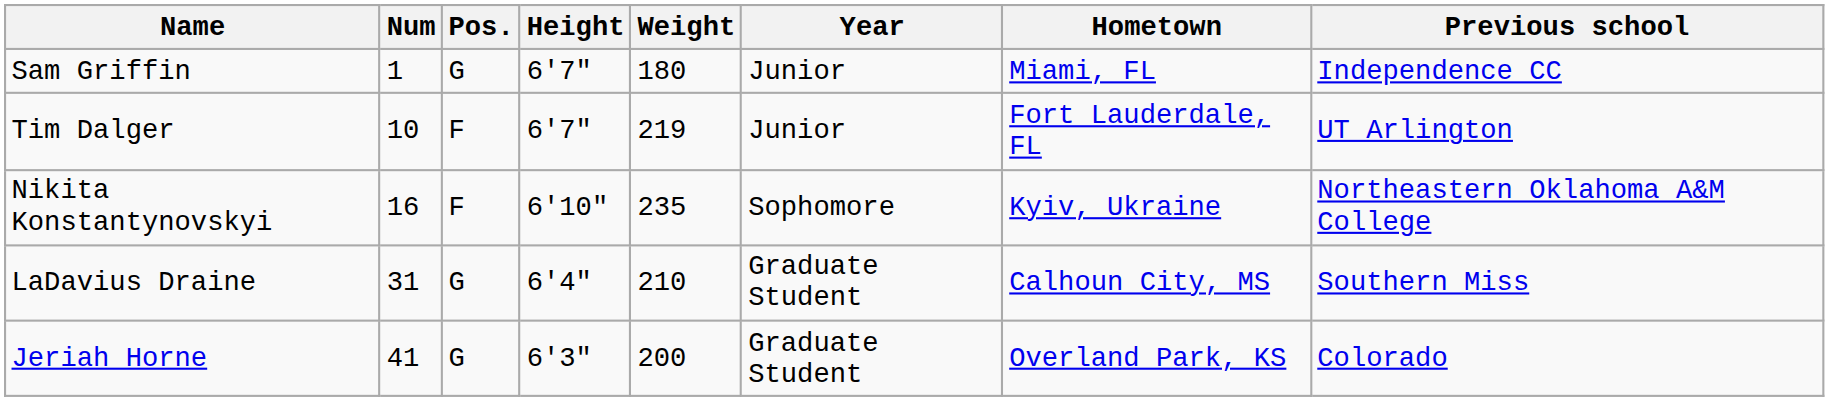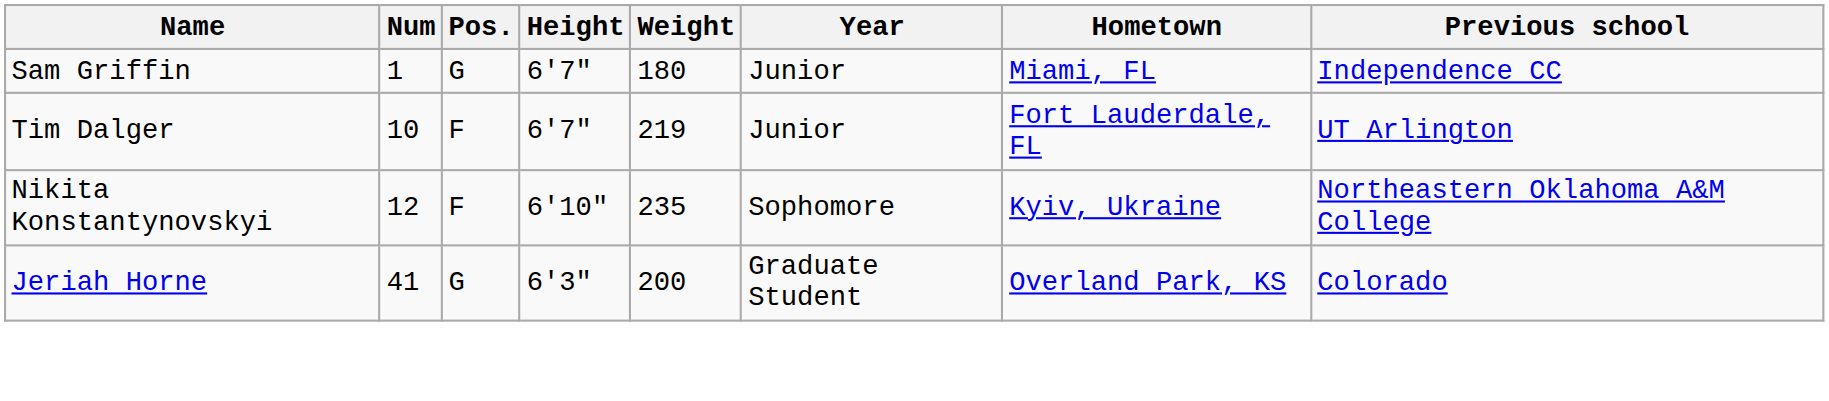(403, 207) 16 -> (403, 207) 12
- row: (134, 283)
